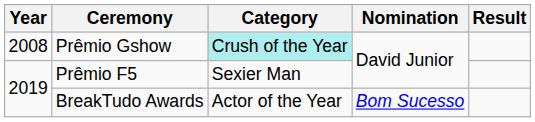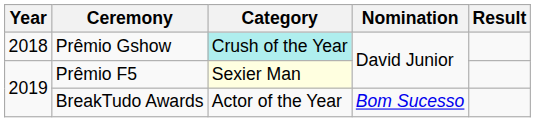(28, 46) 2008 -> (28, 46) 2018
(256, 74) no background -> (256, 74) lightyellow background
